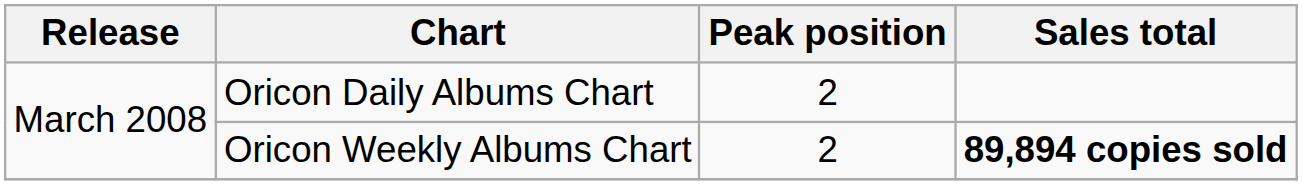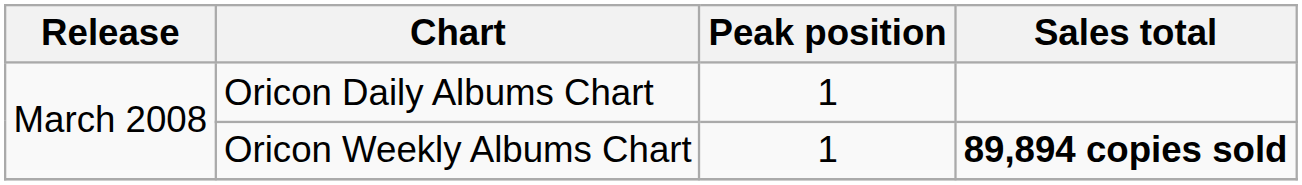(828, 91) 2 -> (828, 91) 1
(828, 149) 2 -> (828, 149) 1
